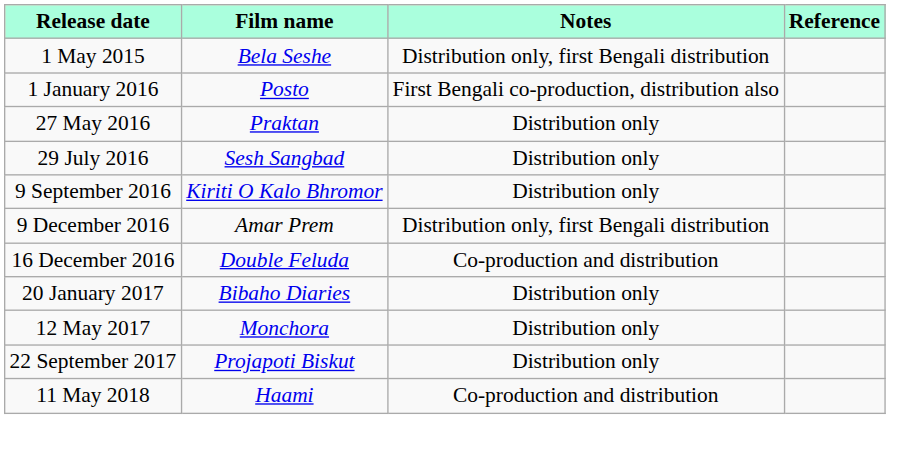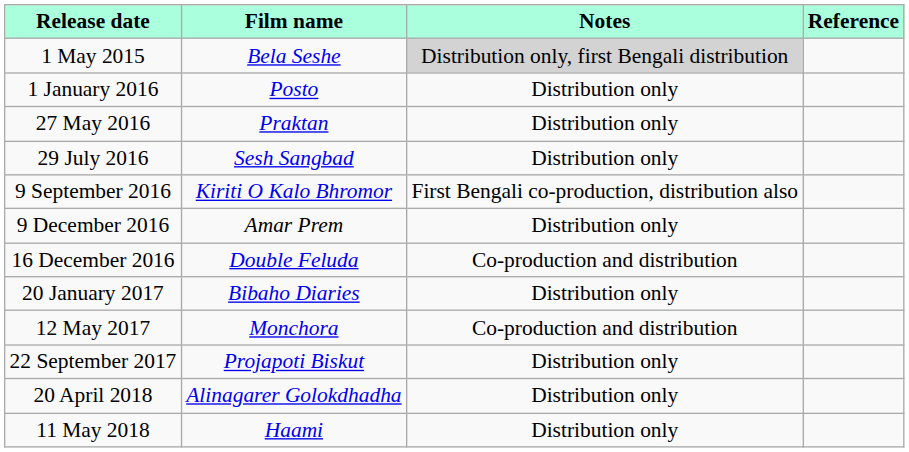(586, 55) no background -> (605, 55) lightgrey background
(586, 89) First Bengali co-production, distribution also -> (605, 89) Distribution only
(586, 191) Distribution only -> (605, 191) First Bengali co-production, distribution also
(586, 225) Distribution only, first Bengali distribution -> (605, 225) Distribution only
(586, 327) Distribution only -> (605, 327) Co-production and distribution
+ row: (93, 395)
(586, 395) Co-production and distribution -> (605, 429) Distribution only
